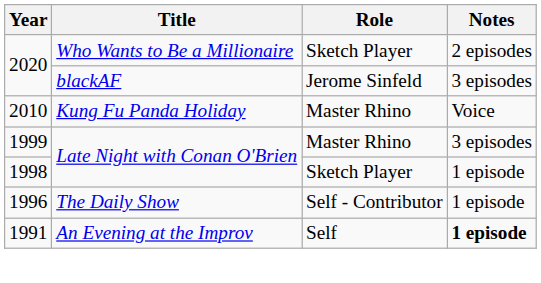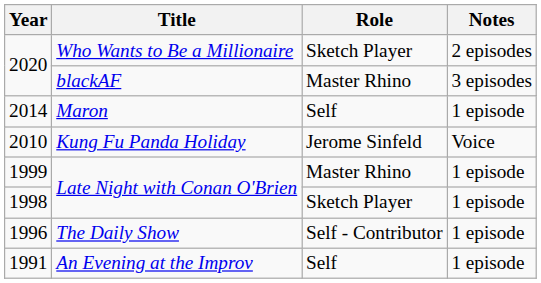(364, 80) Jerome Sinfeld -> (359, 80) Master Rhino
+ row: (28, 111)
(359, 111) Master Rhino -> (364, 141) Jerome Sinfeld
(492, 141) 3 episodes -> (488, 171) 1 episode
(489, 232) bold -> (488, 263) normal
